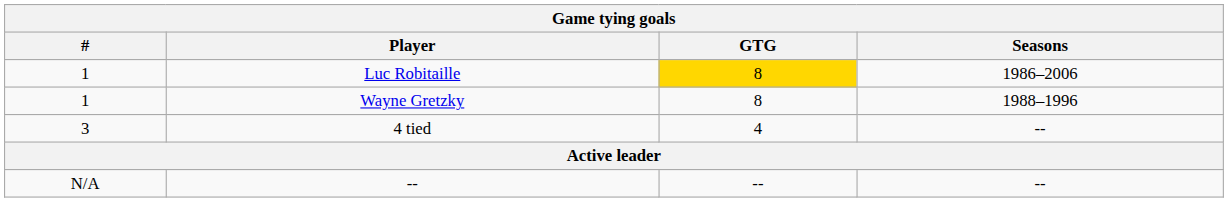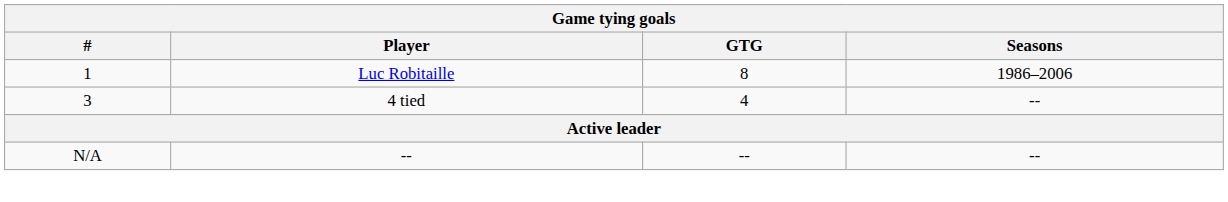(758, 73) gold background -> (744, 73) no background
- row: (412, 101)
